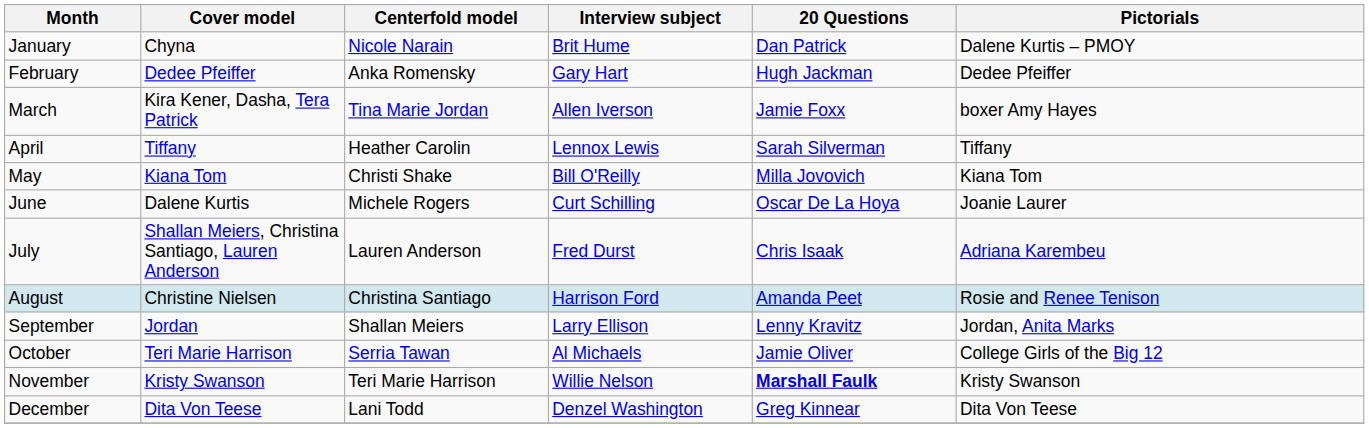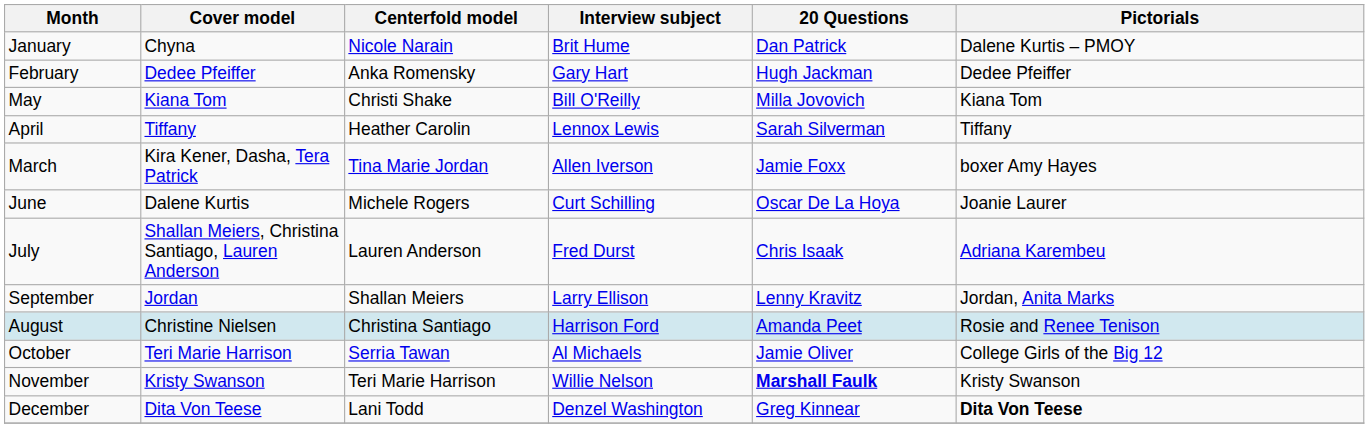rows swapped: (33, 111) <-> (25, 176)
rows swapped: (36, 298) <-> (51, 326)
(1019, 409) normal -> (1021, 409) bold
